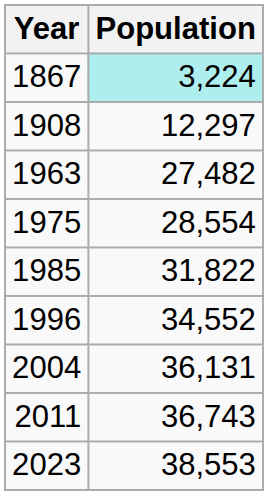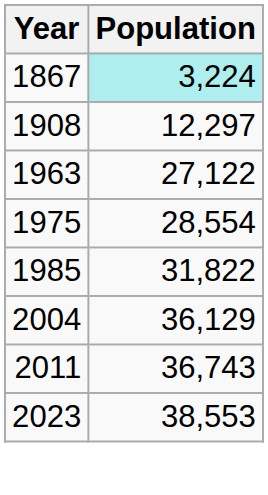(208, 174) 27,482 -> (208, 174) 27,122
- row: (47, 319)
(208, 368) 36,131 -> (208, 319) 36,129
